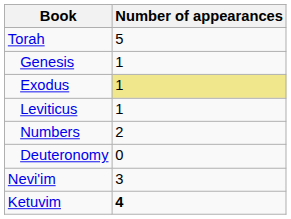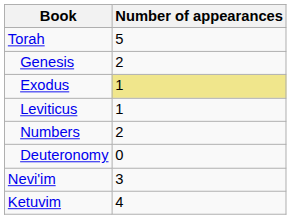(119, 62) 1 -> (119, 62) 2
(119, 202) bold -> (119, 202) normal
